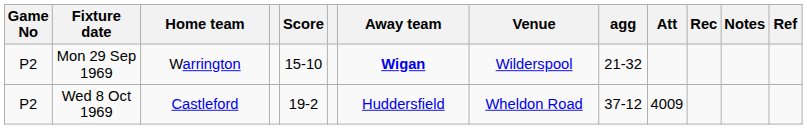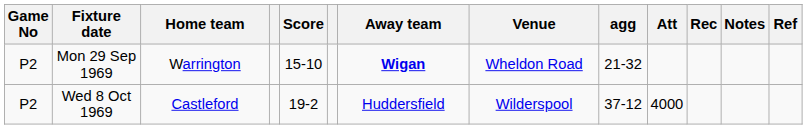(534, 64) Wilderspool -> (534, 64) Wheldon Road
(534, 104) Wheldon Road -> (534, 104) Wilderspool
(667, 104) 4009 -> (667, 104) 4000
